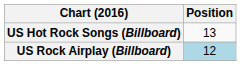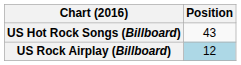(210, 32) 13 -> (210, 32) 43
